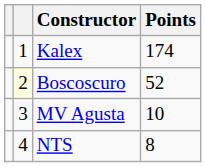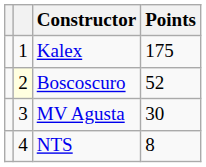(159, 51) 174 -> (159, 51) 175
(155, 114) 10 -> (155, 114) 30
